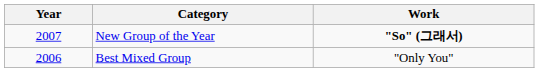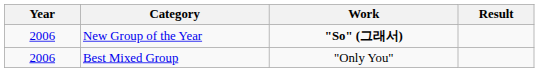+ column: (496, 14)
(49, 36) 2007 -> (42, 36) 2006
